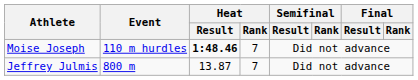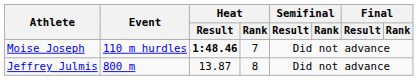(255, 66) 7 -> (255, 66) 8
